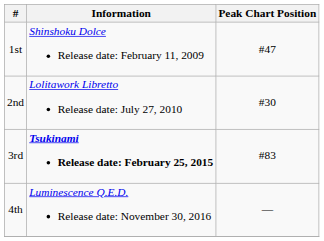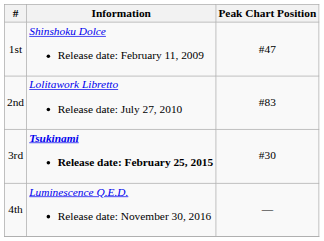(267, 102) #30 -> (267, 102) #83
(267, 156) #83 -> (267, 156) #30
